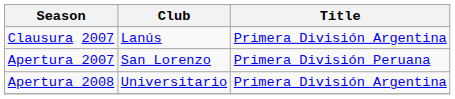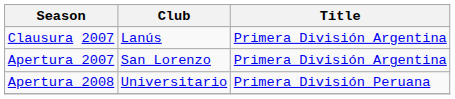(332, 60) Primera División Peruana -> (340, 60) Primera División Argentina
(340, 82) Primera División Argentina -> (332, 82) Primera División Peruana
